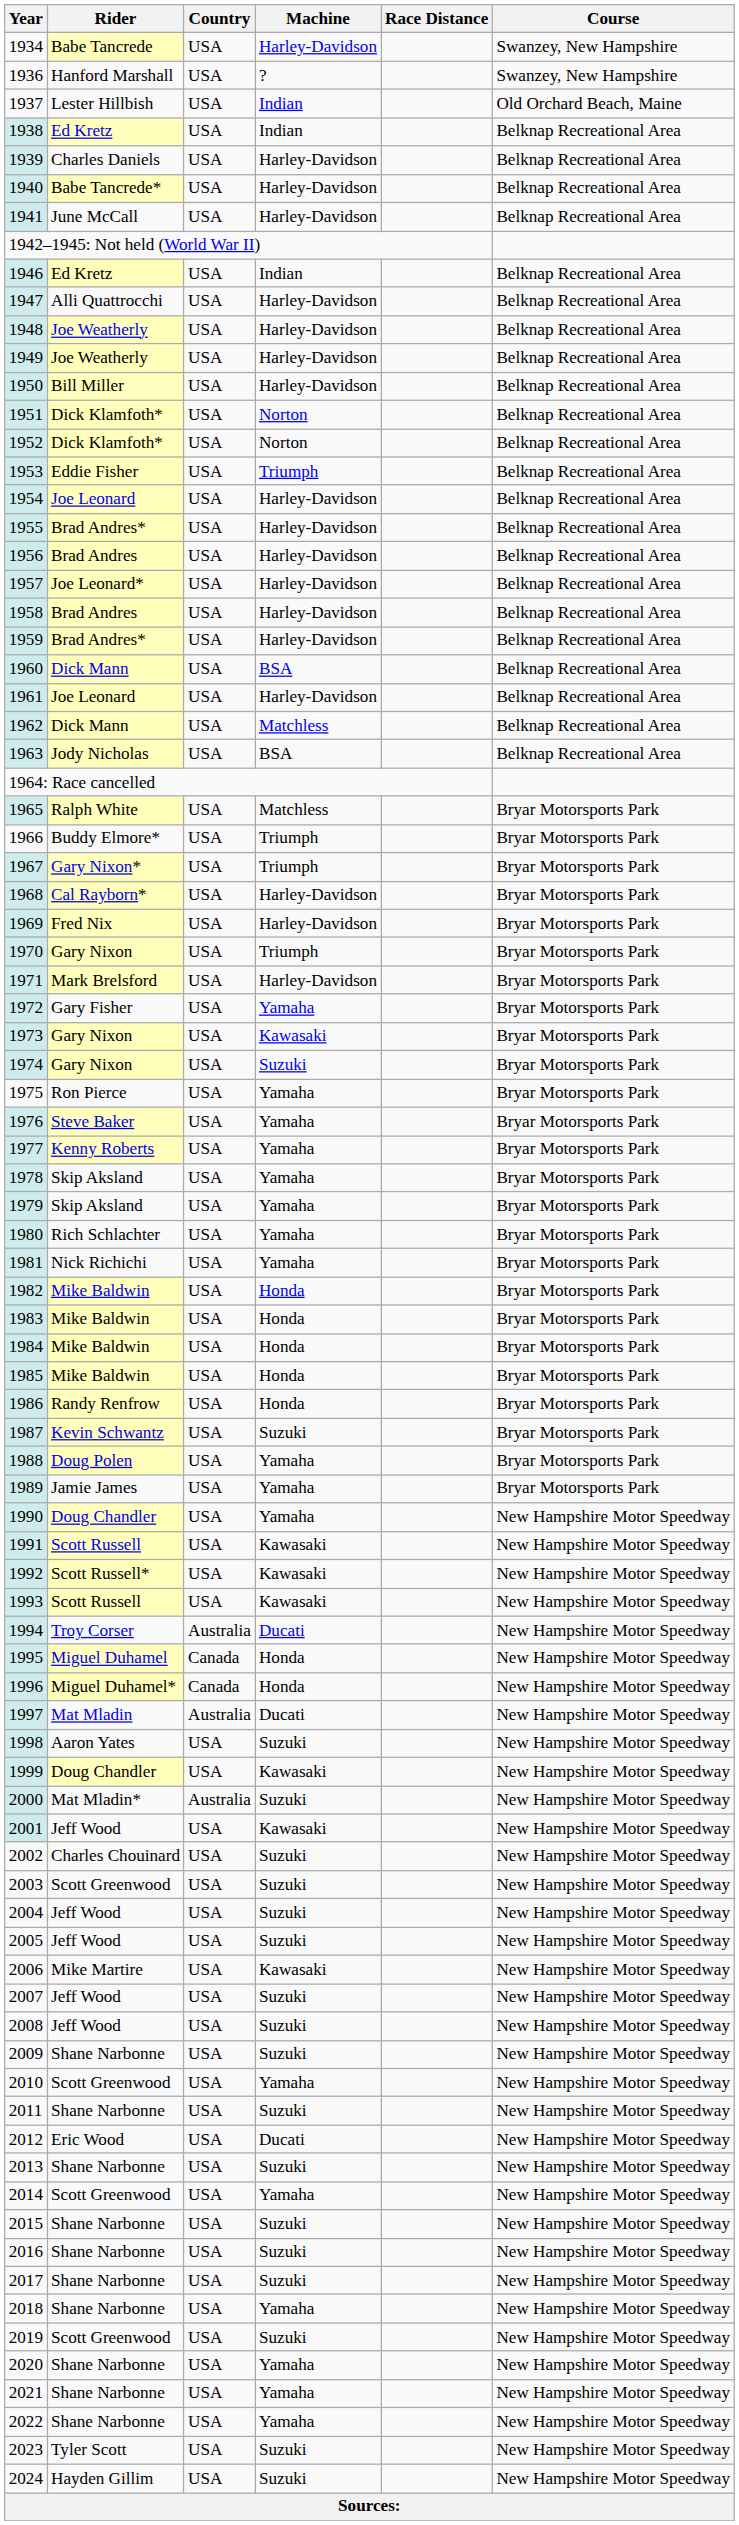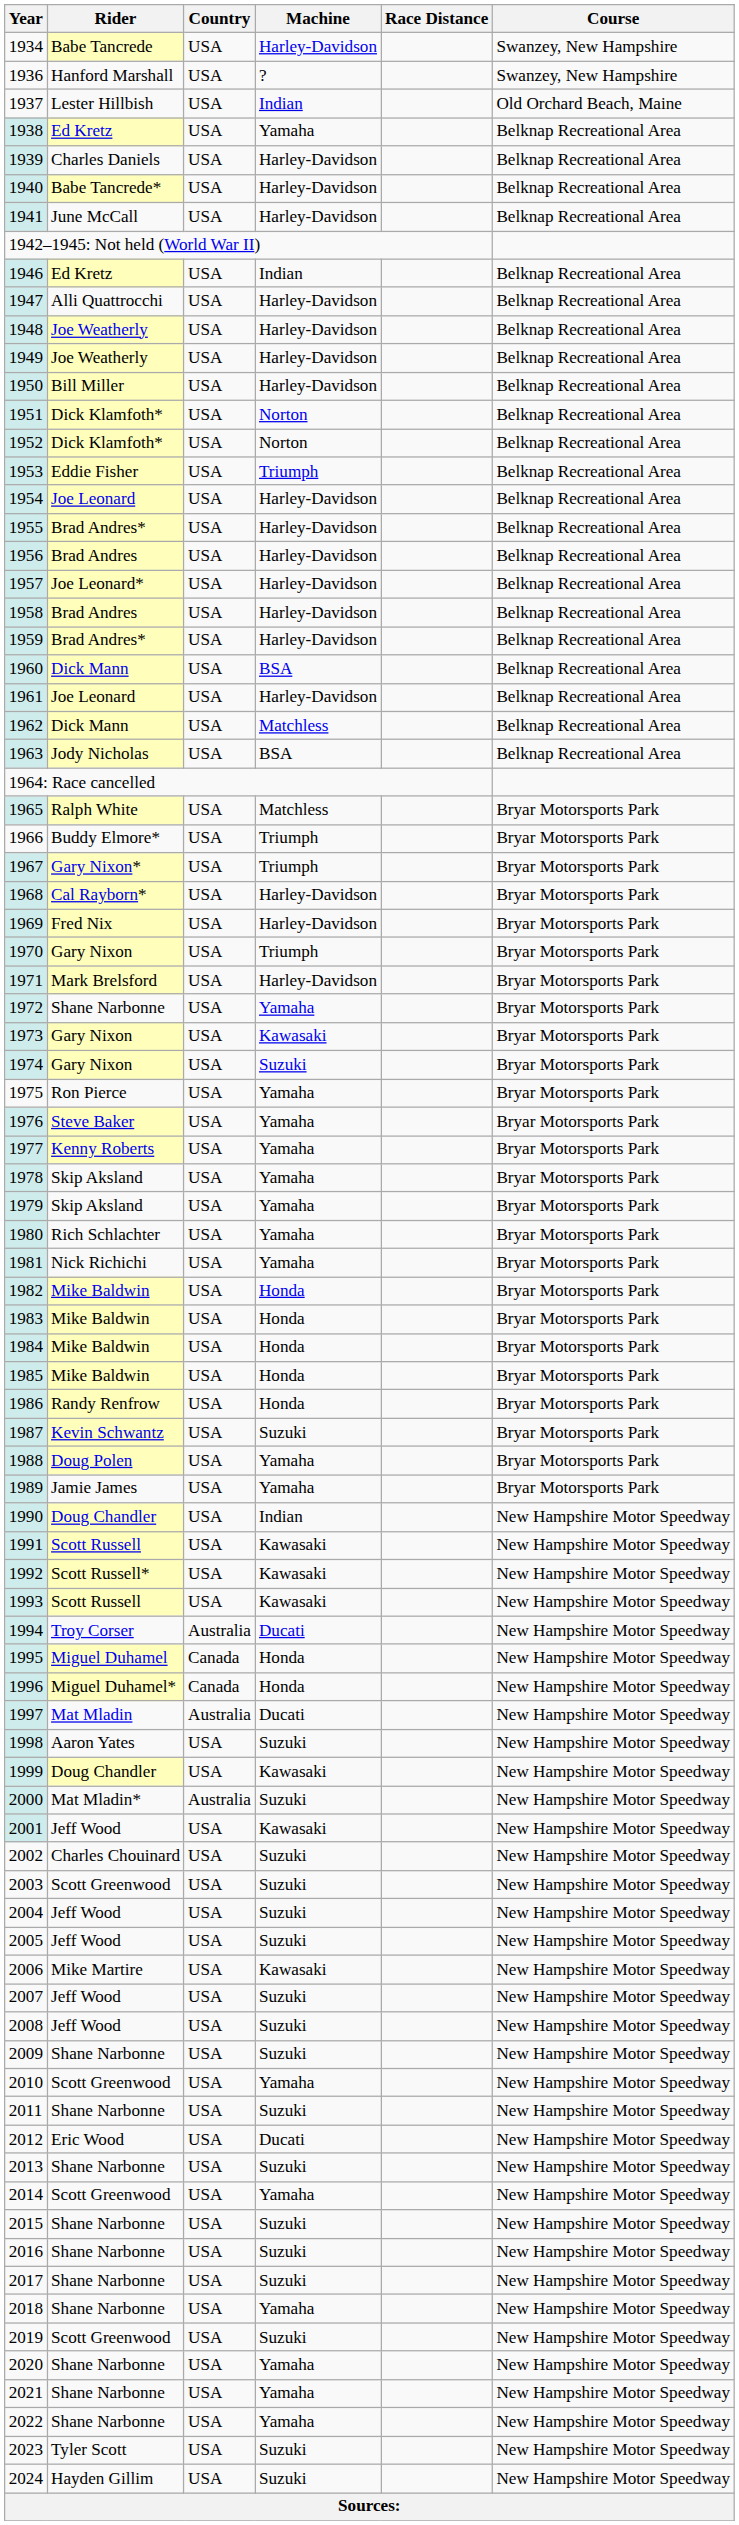(281, 131) Indian -> (287, 131) Yamaha
(92, 1007) Gary Fisher -> (108, 1007) Shane Narbonne
(287, 1516) Yamaha -> (281, 1516) Indian
